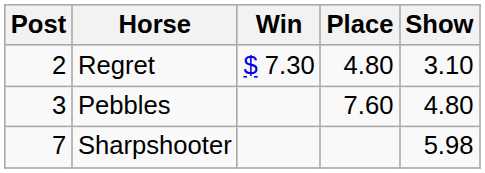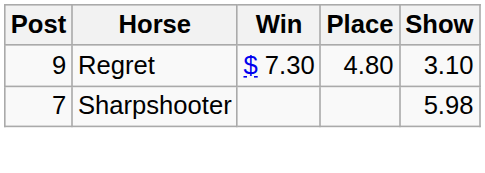(59, 65) 2 -> (59, 65) 9
- row: (124, 106)
